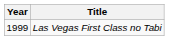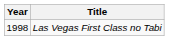(17, 27) 1999 -> (17, 27) 1998
